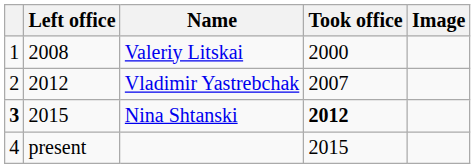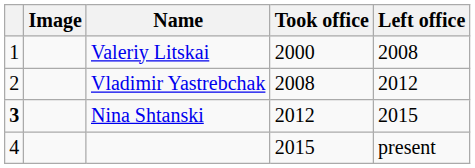columns swapped: (439, 20) <-> (72, 20)
(328, 83) 2007 -> (295, 83) 2008
(328, 115) bold -> (295, 115) normal
